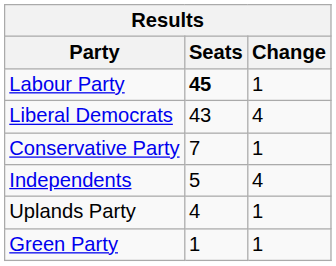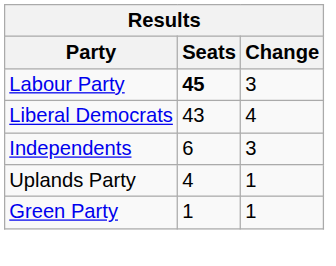(258, 84) 1 -> (251, 84) 3
- row: (94, 148)
(194, 180) 5 -> (188, 148) 6
(258, 180) 4 -> (251, 148) 3
